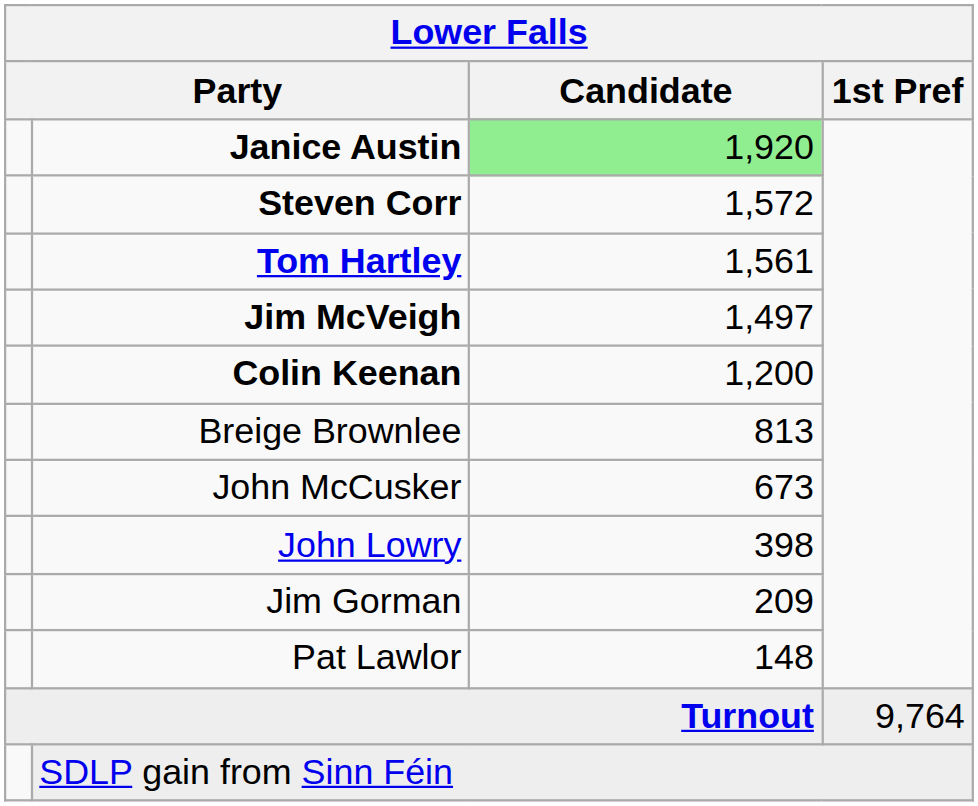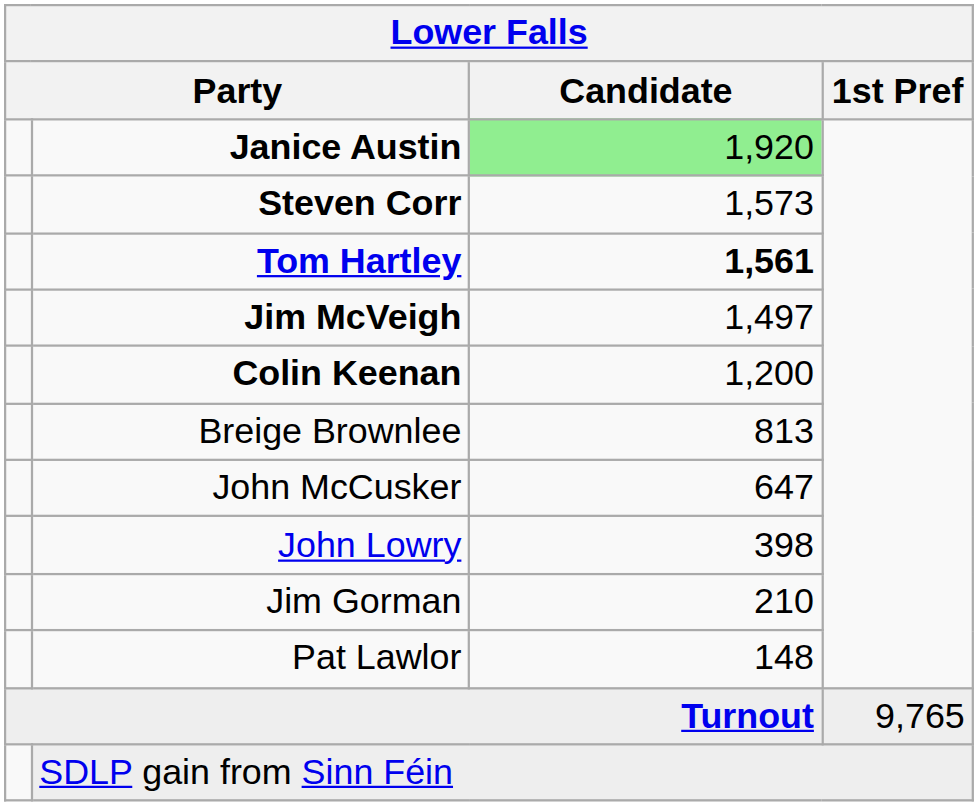(769, 203) 1,572 -> (769, 203) 1,573
(769, 260) normal -> (769, 260) bold
(784, 487) 673 -> (784, 487) 647
(784, 601) 209 -> (784, 601) 210
(920, 714) 9,764 -> (920, 714) 9,765
